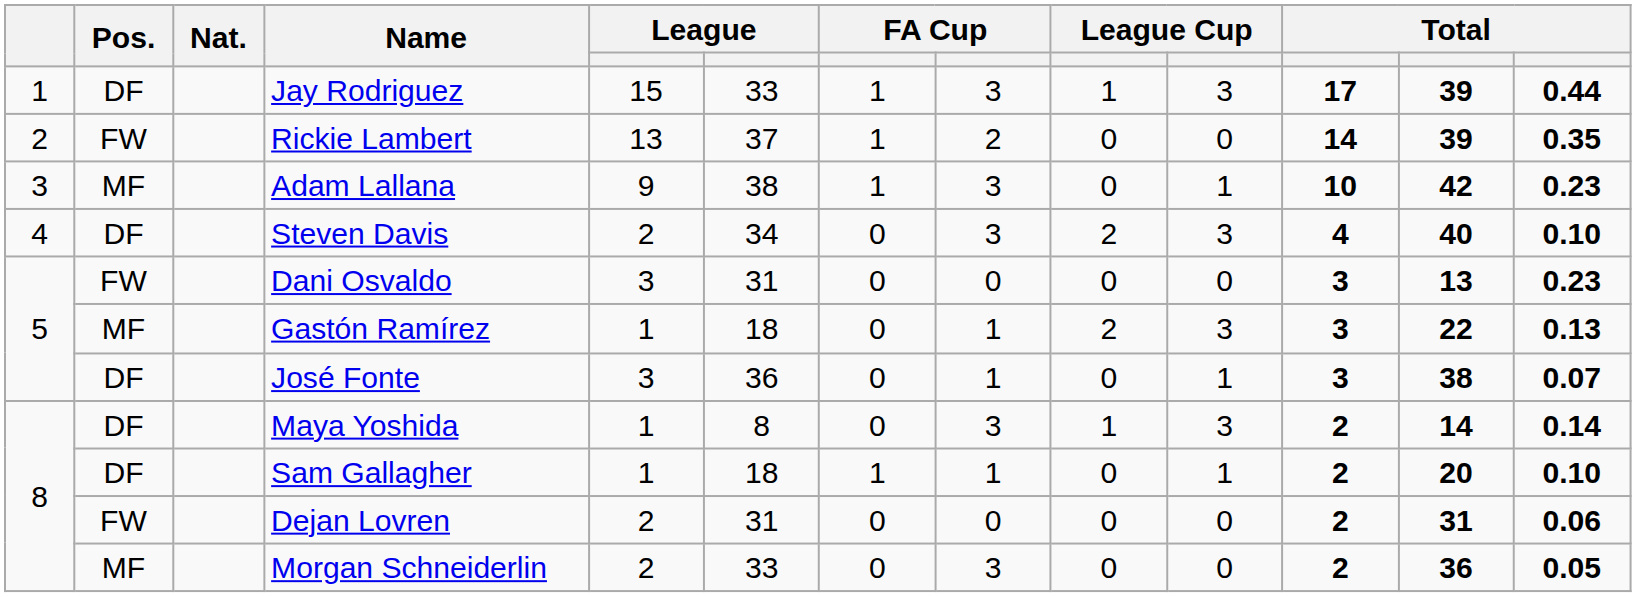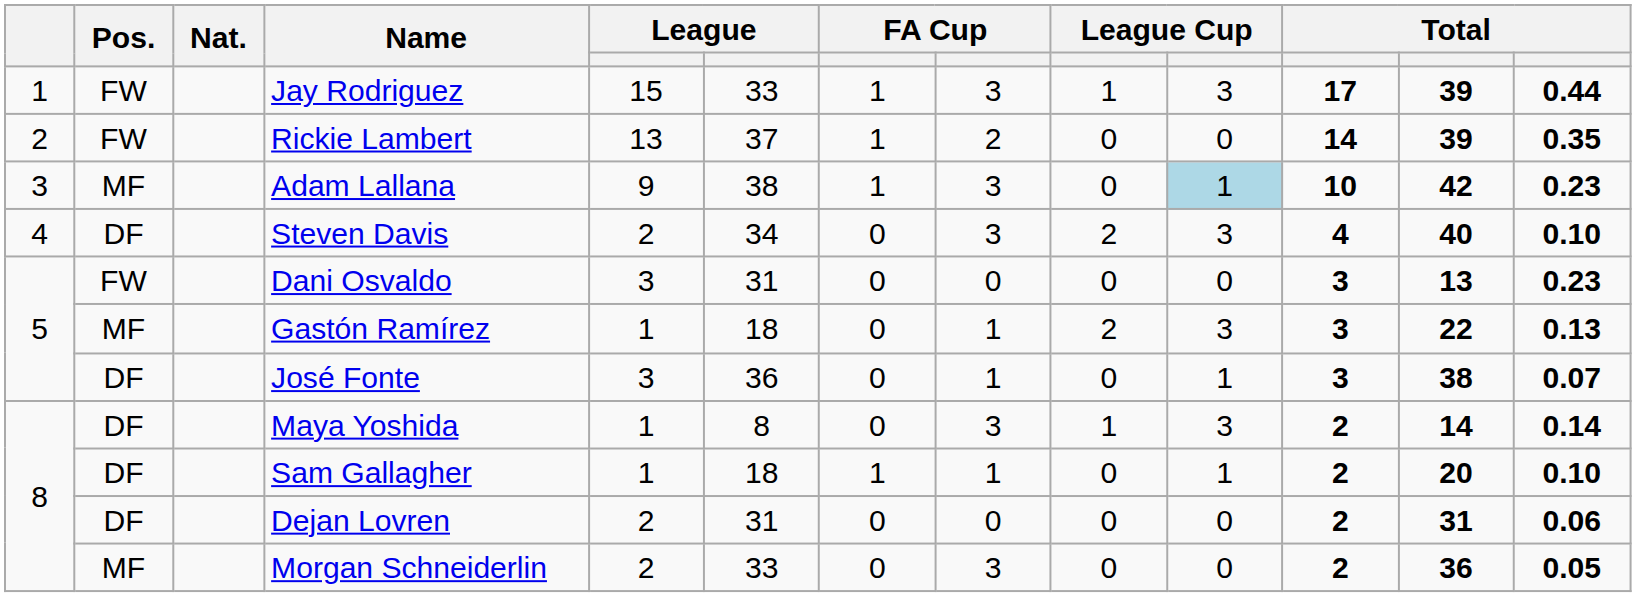(124, 91) DF -> (124, 91) FW
(1225, 186) no background -> (1225, 186) lightblue background
(124, 519) FW -> (124, 519) DF
